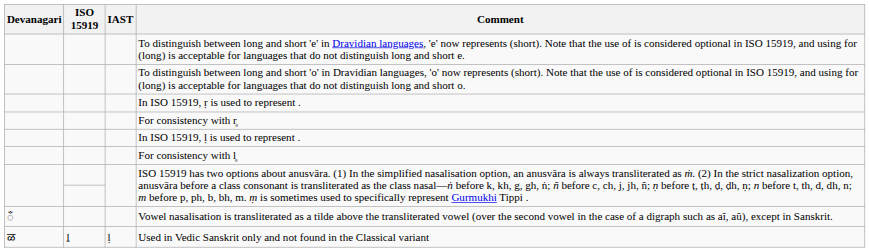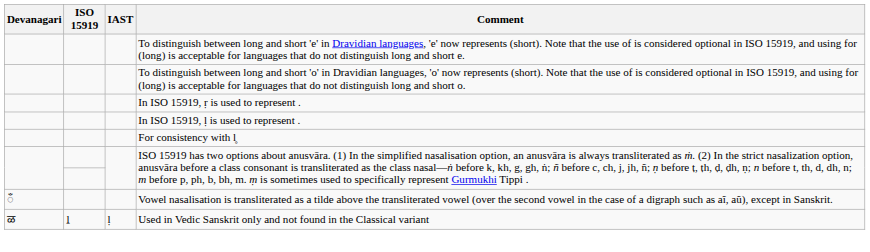- row: (34, 120)
